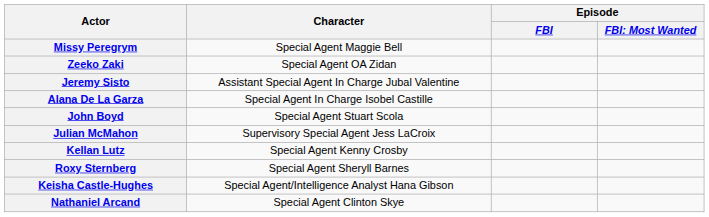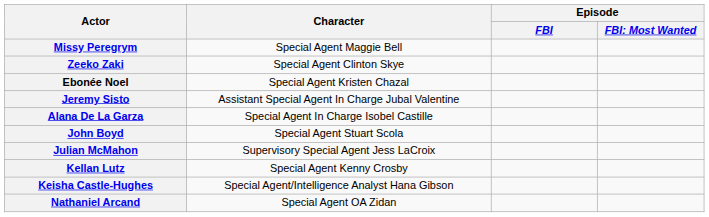(339, 64) Special Agent OA Zidan -> (339, 64) Special Agent Clinton Skye
+ row: (96, 82)
- row: (96, 168)
(339, 202) Special Agent Clinton Skye -> (339, 202) Special Agent OA Zidan
